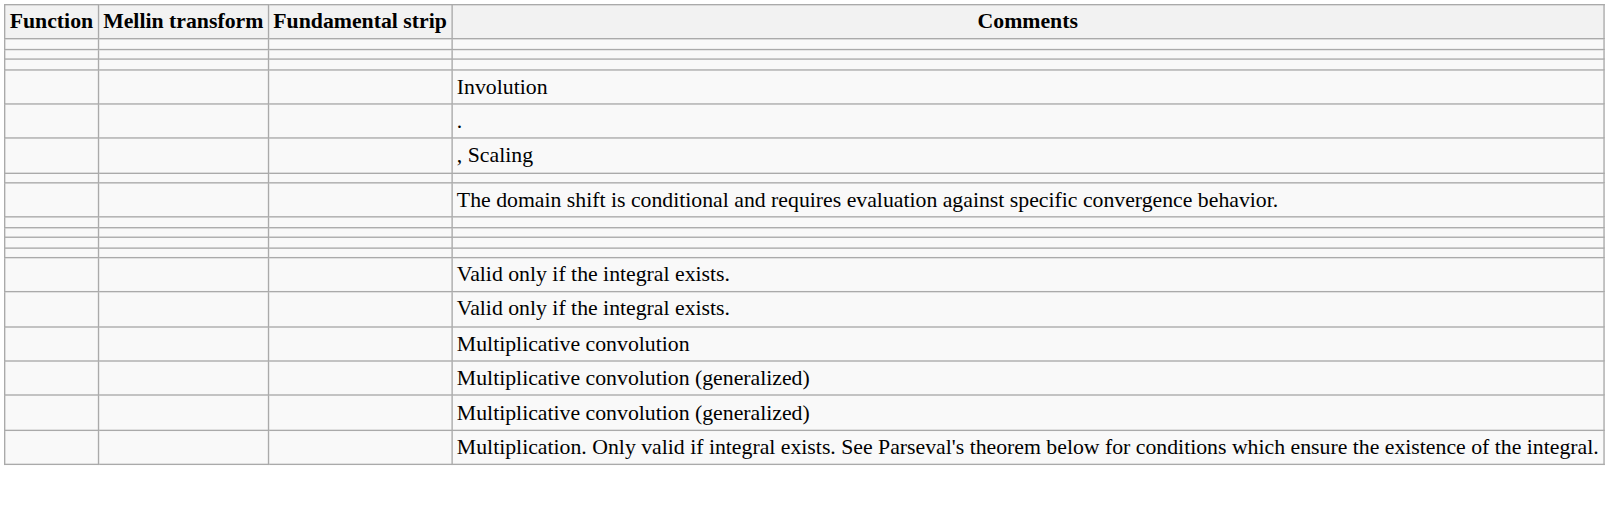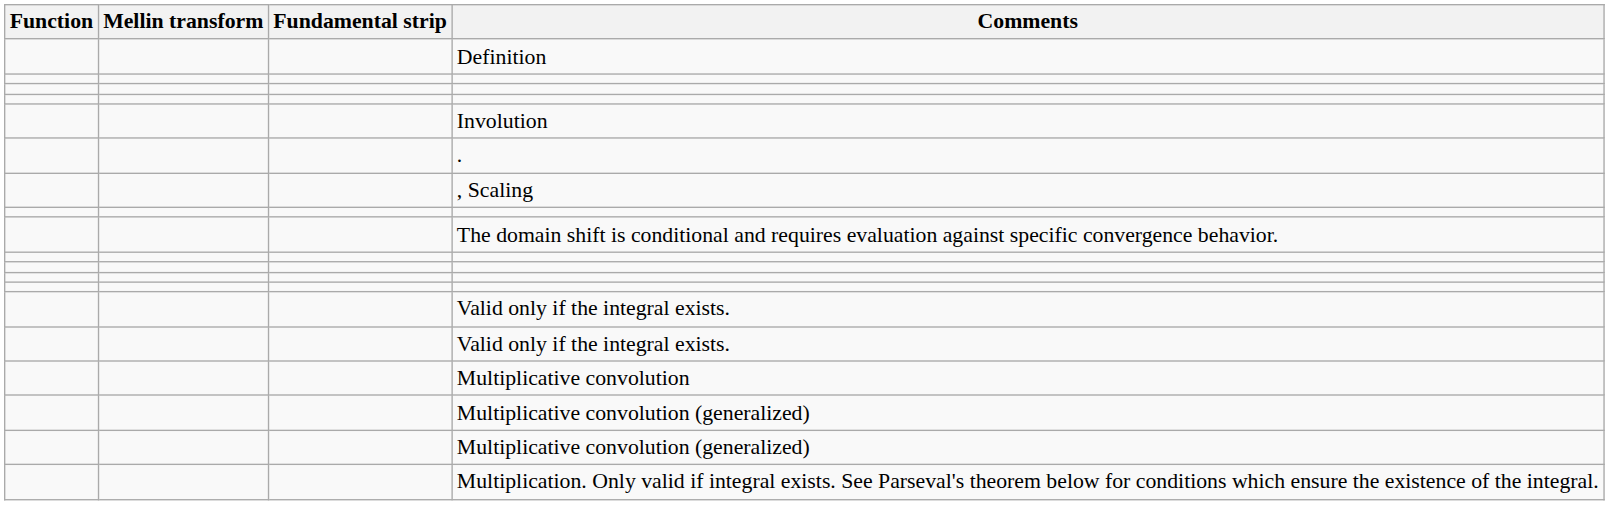+ row: (51, 56)
